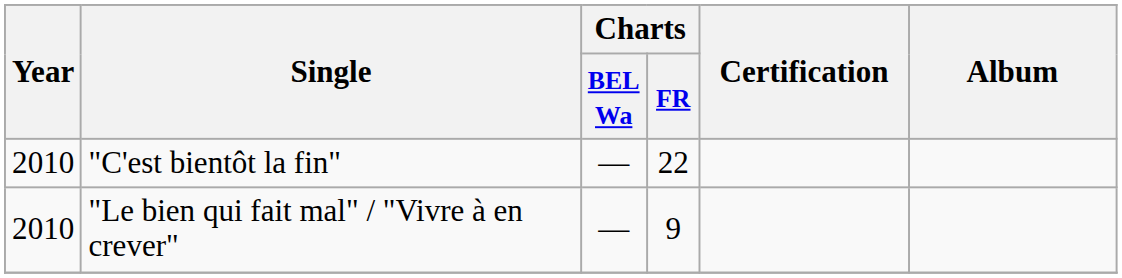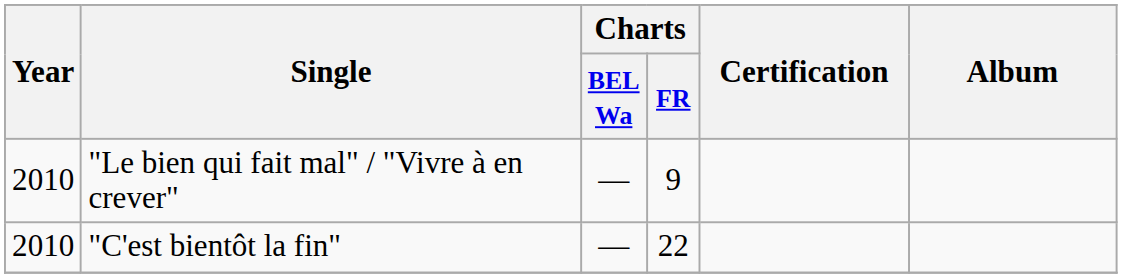rows swapped: (306, 229) <-> (215, 162)
